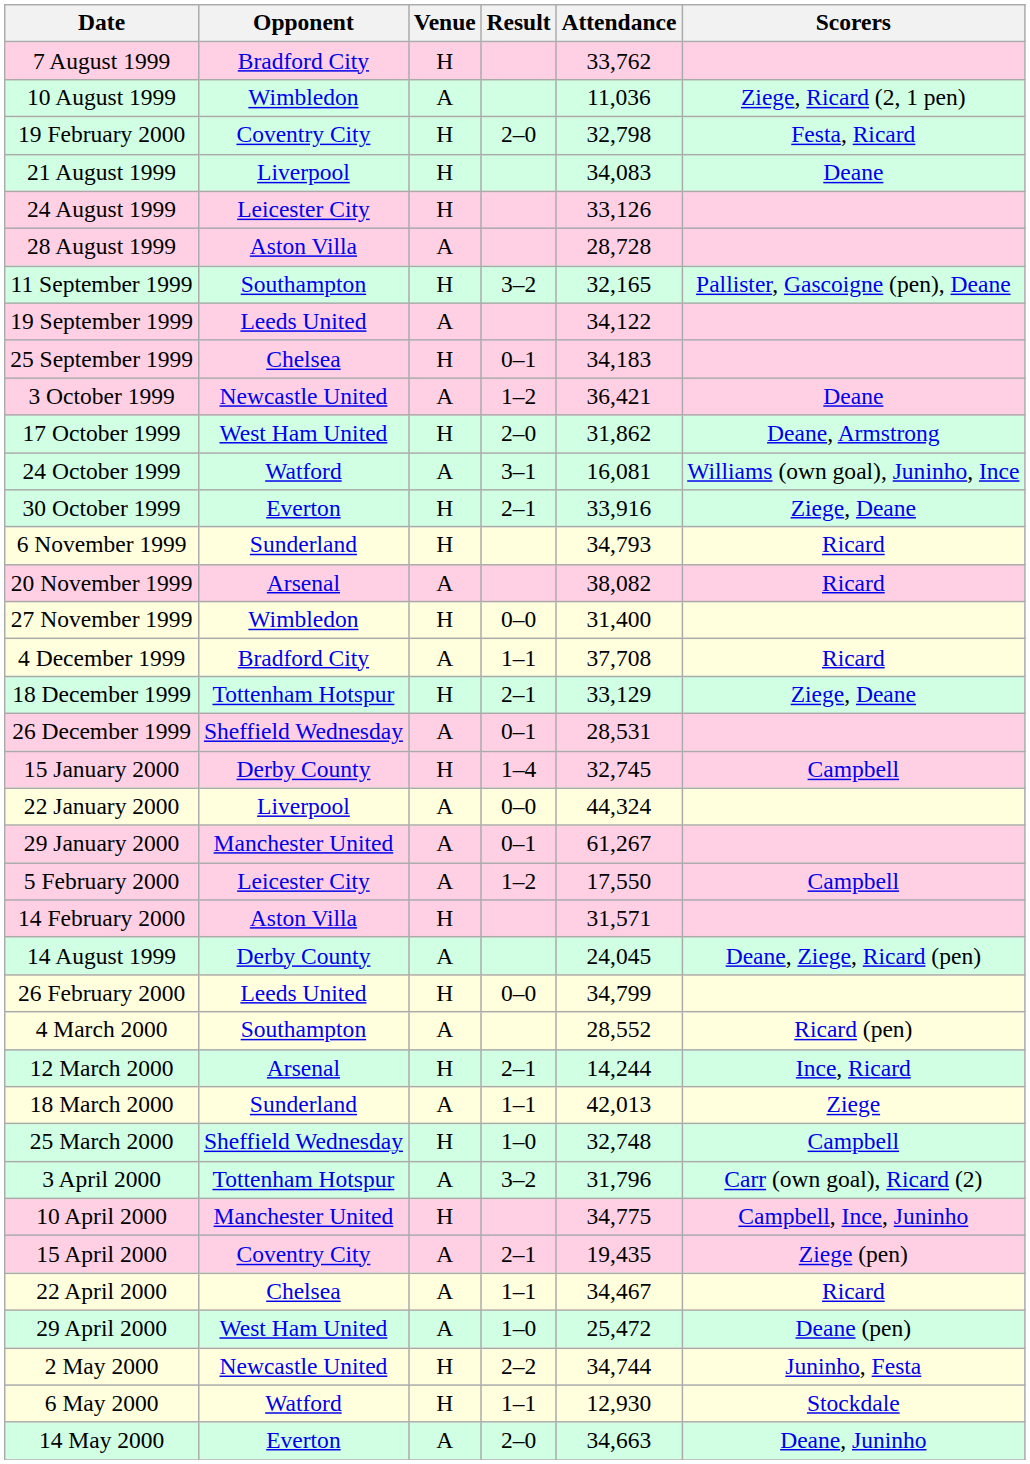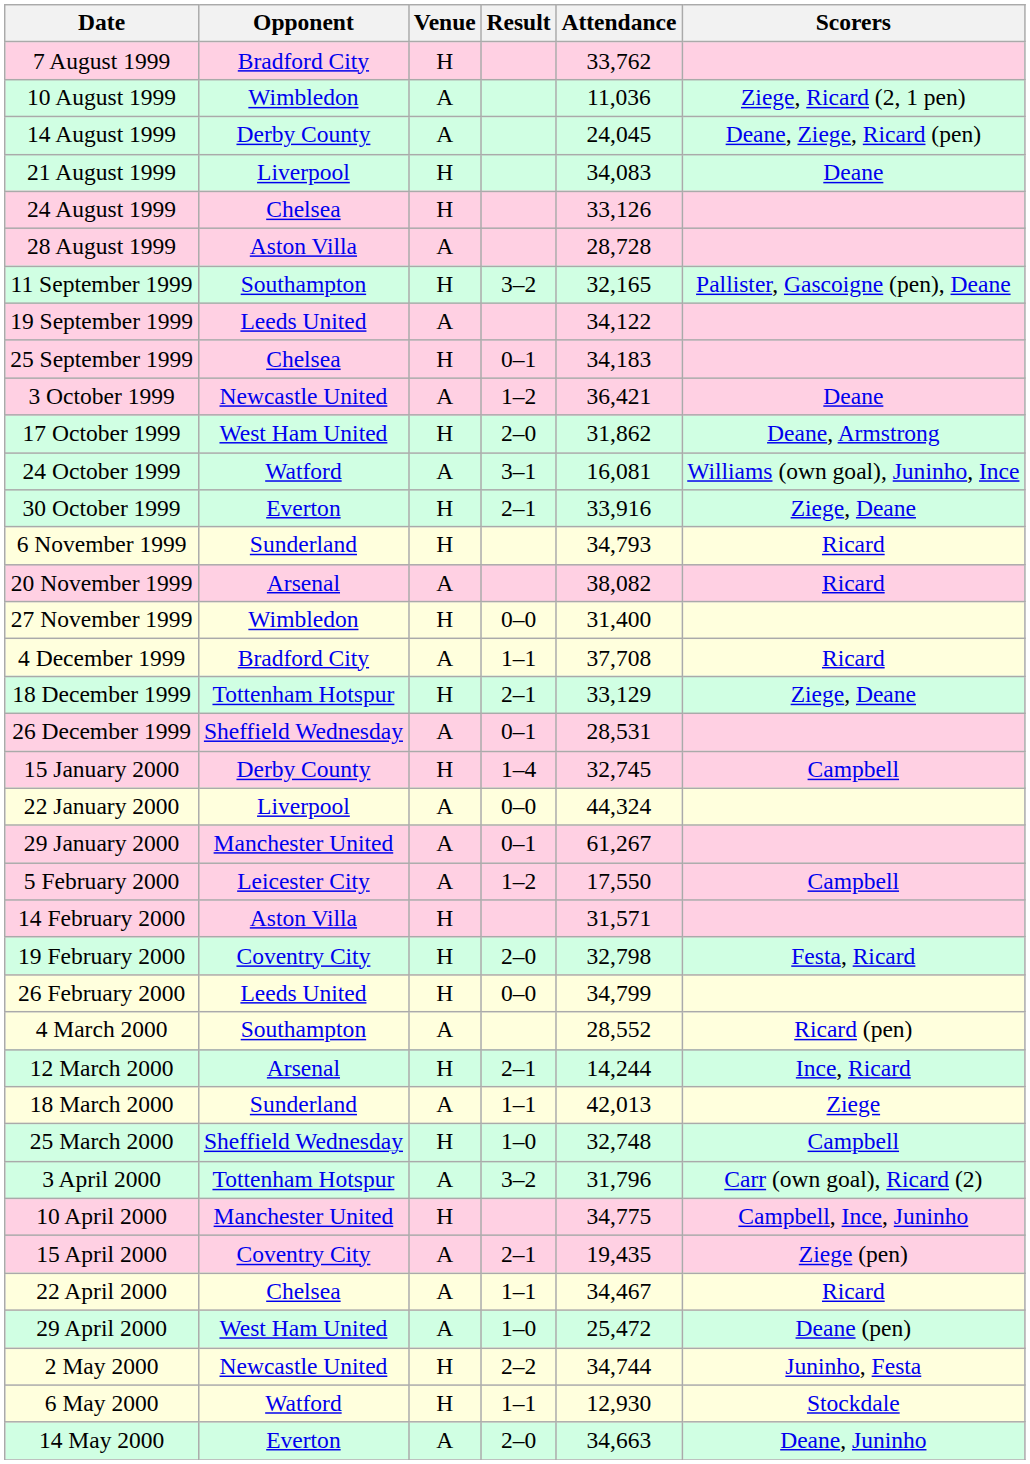rows swapped: (102, 955) <-> (102, 135)
(303, 209) Leicester City -> (303, 209) Chelsea
